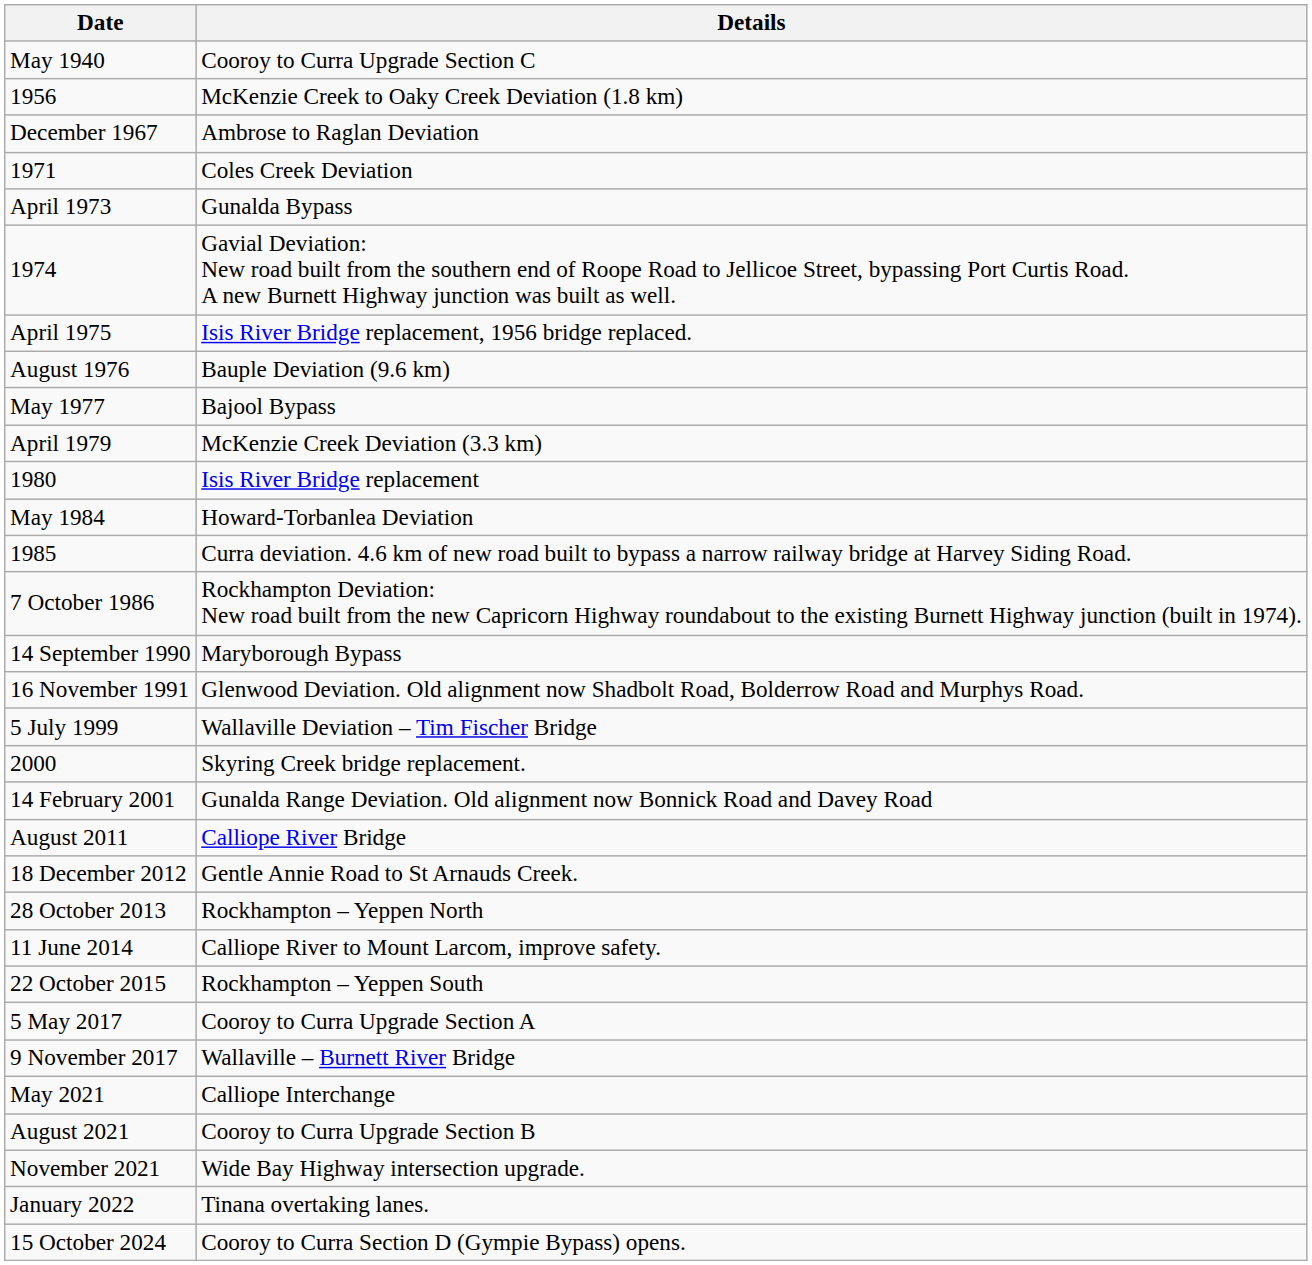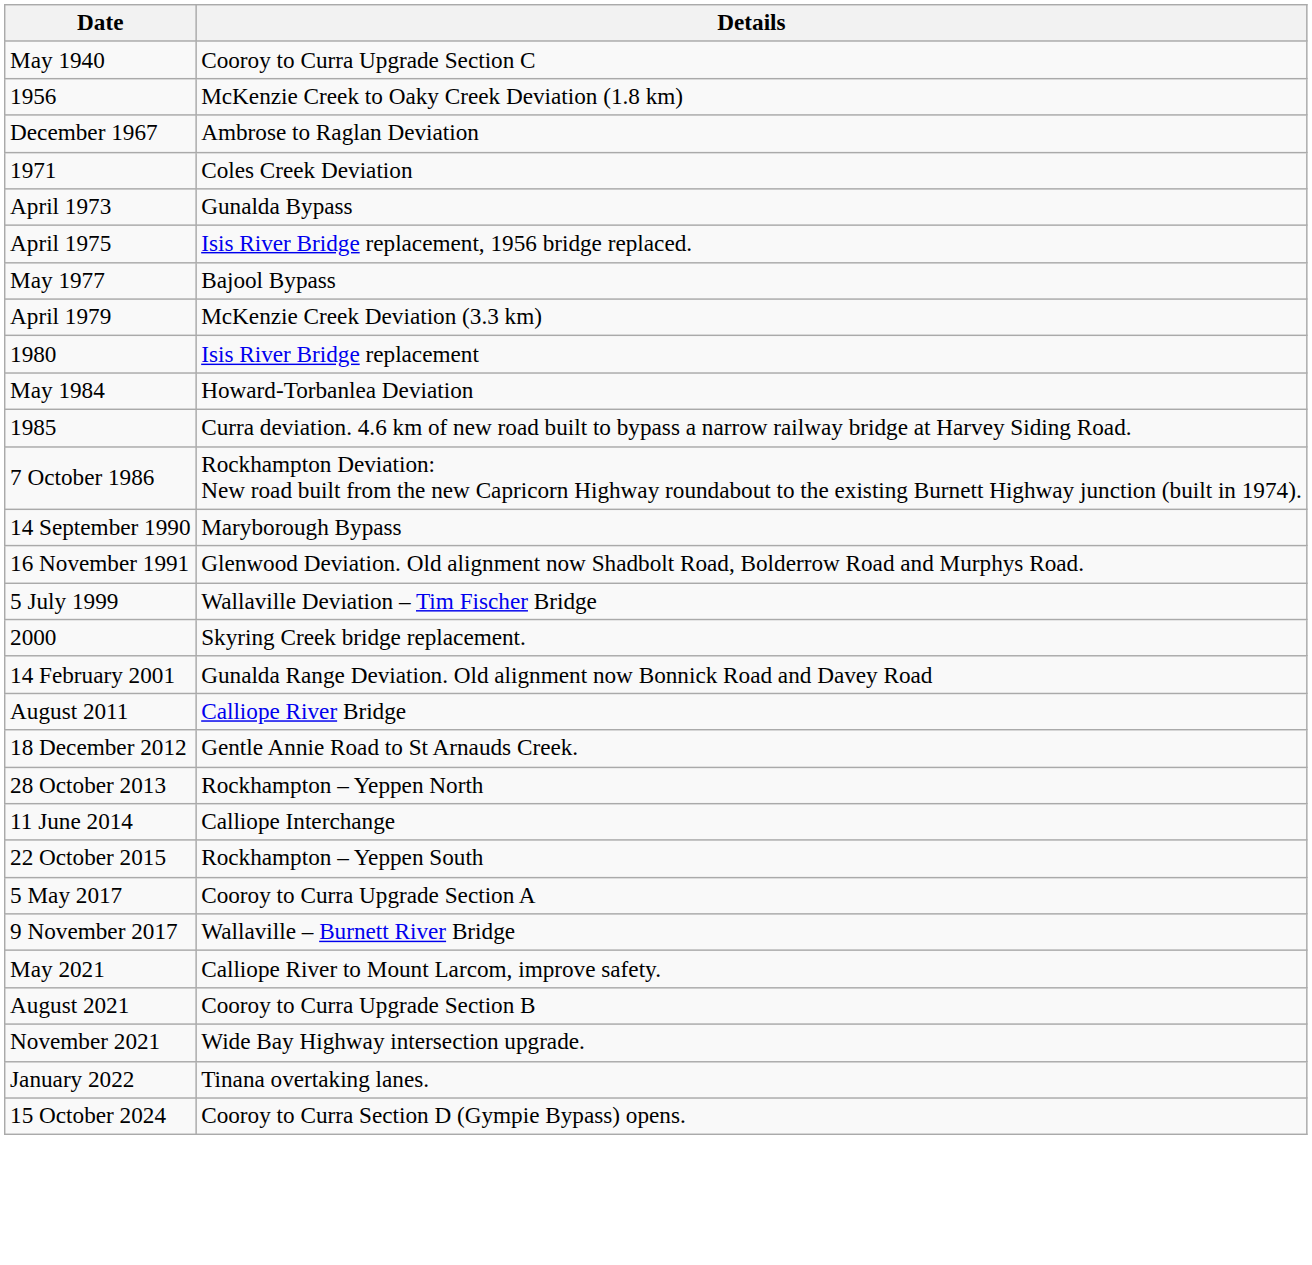- row: (33, 269)
- row: (70, 369)
(431, 947) Calliope River to Mount Larcom, improve safety. -> (298, 821) Calliope Interchange
(298, 1094) Calliope Interchange -> (431, 968) Calliope River to Mount Larcom, improve safety.
